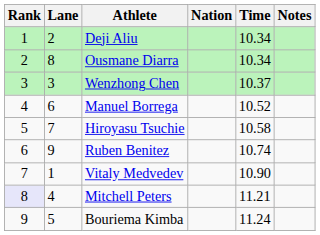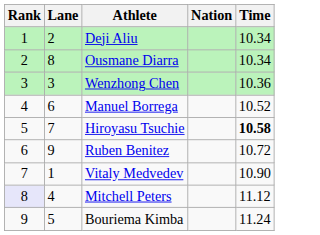- column: (294, 15)
(255, 83) 10.37 -> (255, 83) 10.36
(255, 128) normal -> (255, 128) bold
(255, 151) 10.74 -> (255, 151) 10.72
(255, 196) 11.21 -> (255, 196) 11.12
